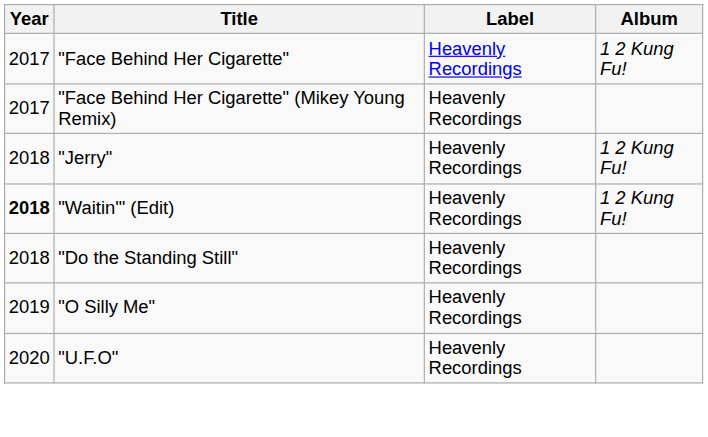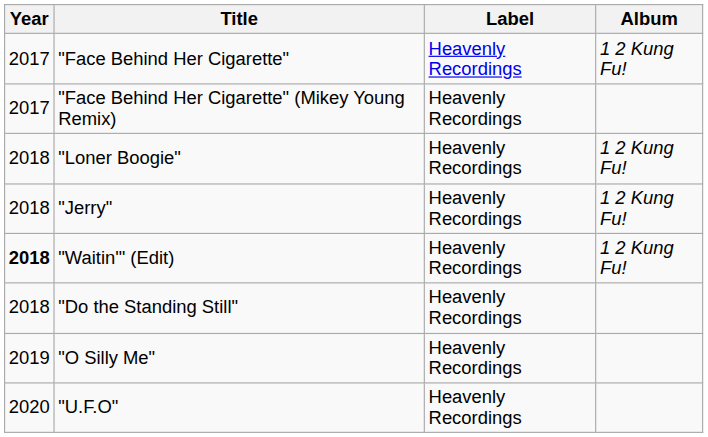+ row: (119, 158)
